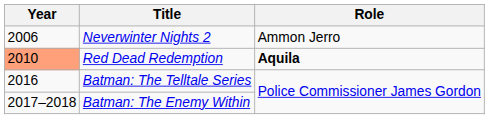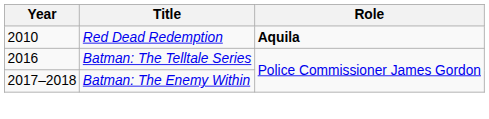- row: (147, 37)
(23, 59) lightsalmon background -> (23, 37) no background
